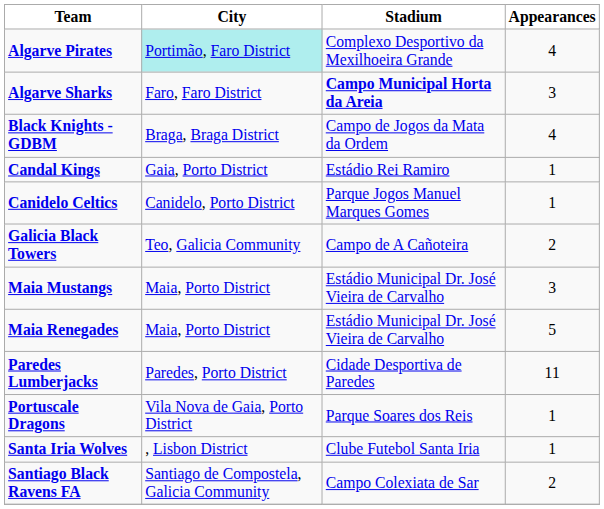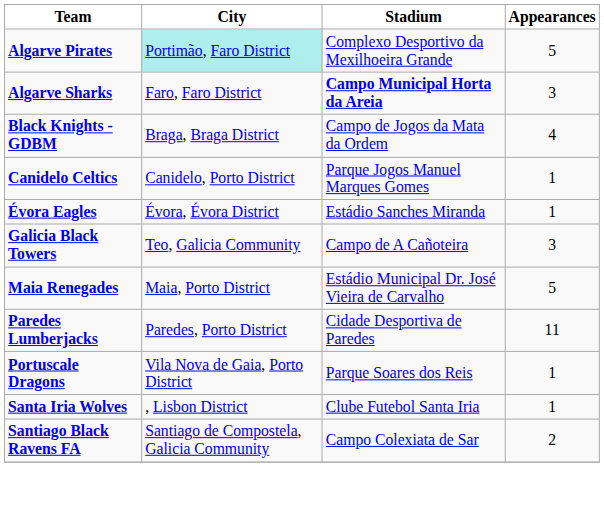(552, 50) 4 -> (552, 50) 5
- row: (54, 169)
+ row: (52, 211)
(552, 245) 2 -> (552, 245) 3
- row: (60, 288)
